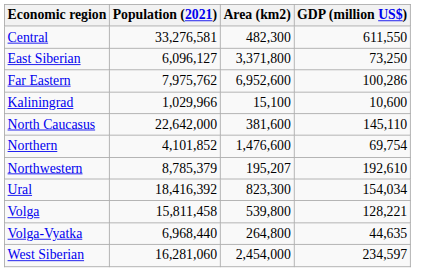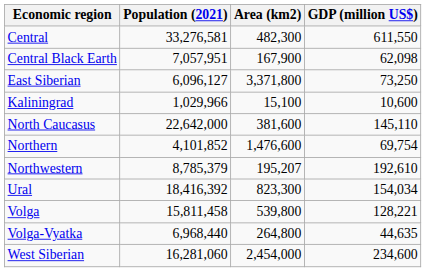+ row: (62, 59)
- row: (39, 80)
(385, 255) 234,597 -> (395, 255) 234,600
